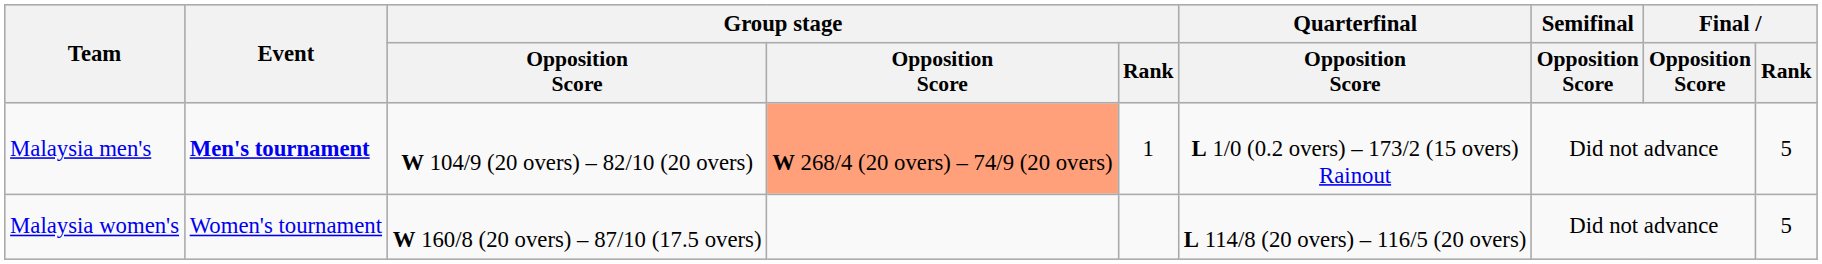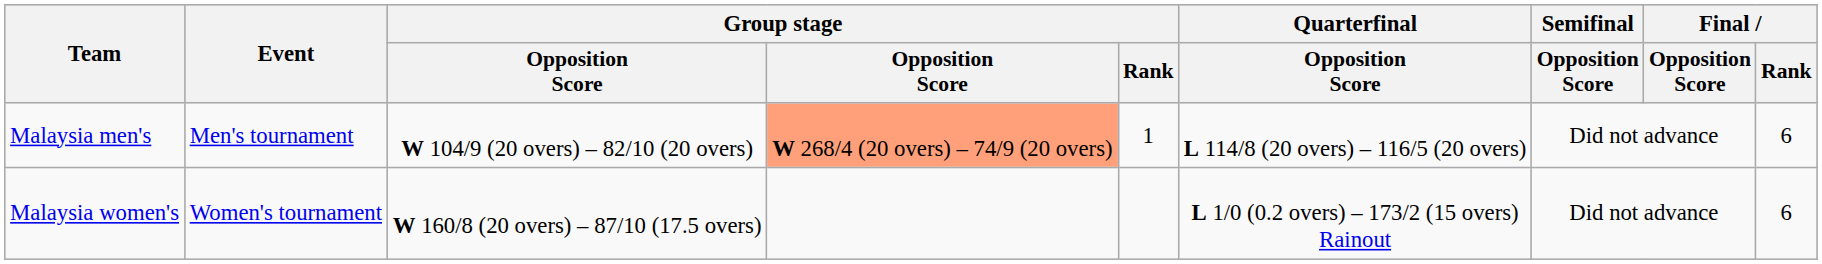(280, 148) bold -> (272, 135) normal
(1355, 162) L 1/0 (0.2 overs) – 173/2 (15 overs) Rainout -> (1355, 148) L 114/8 (20 overs) – 116/5 (20 overs)
(1786, 148) 5 -> (1786, 135) 6
(1355, 240) L 114/8 (20 overs) – 116/5 (20 overs) -> (1355, 226) L 1/0 (0.2 overs) – 173/2 (15 overs) Rainout
(1786, 226) 5 -> (1786, 213) 6
